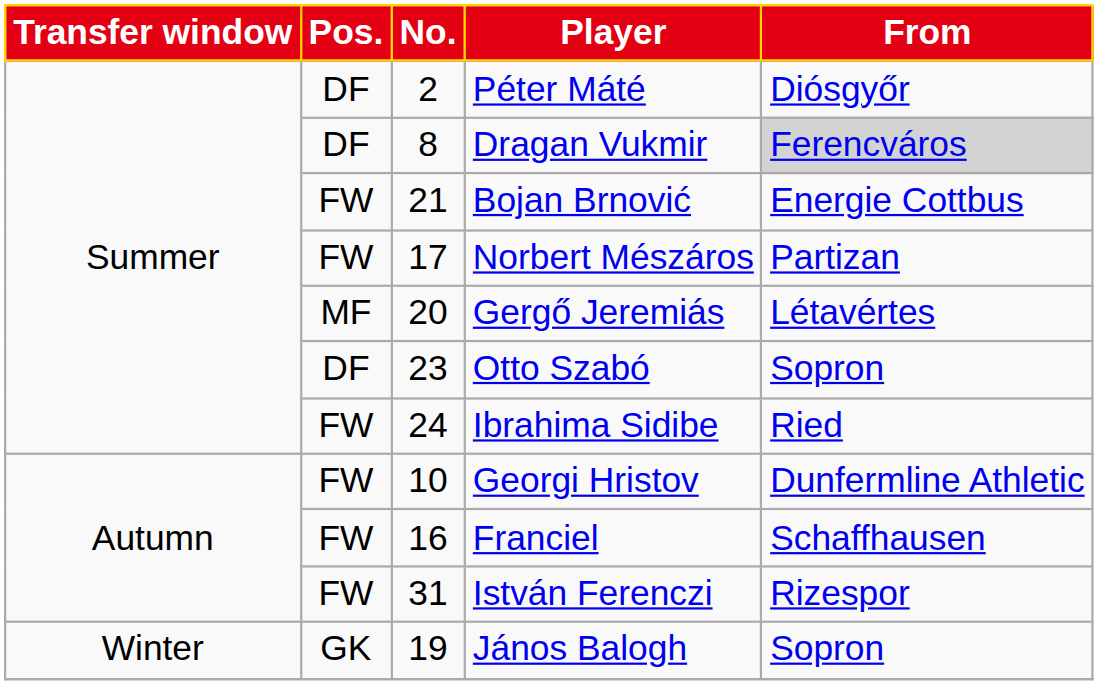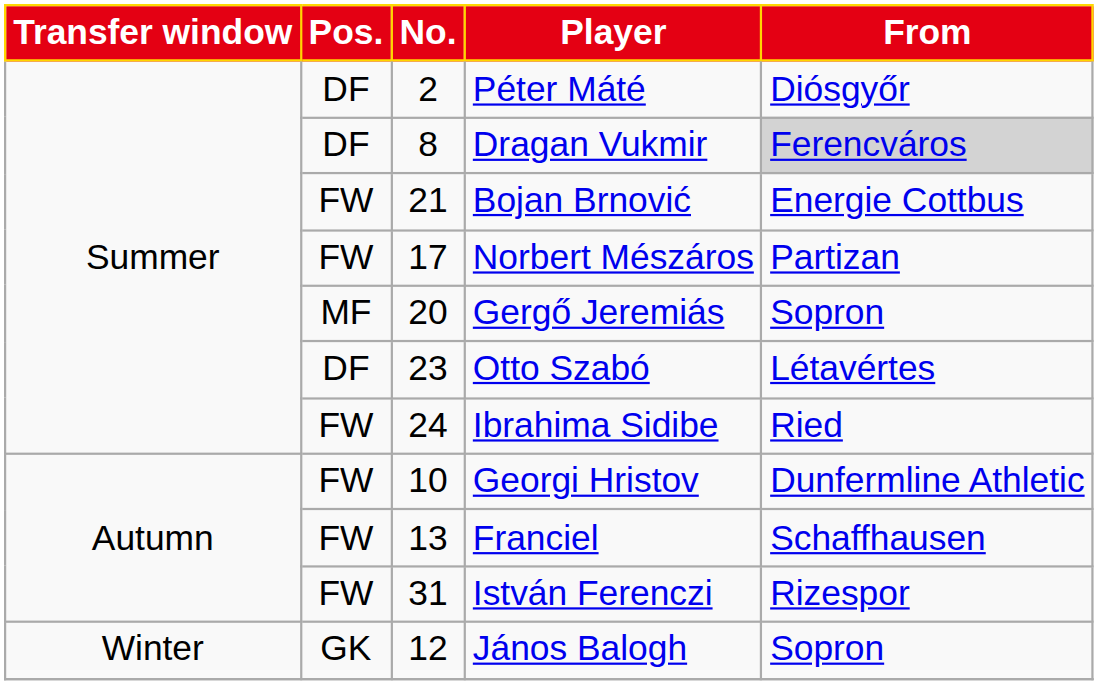(853, 312) Létavértes -> (827, 312) Sopron
(827, 369) Sopron -> (853, 369) Létavértes
(428, 537) 16 -> (428, 537) 13
(428, 649) 19 -> (428, 649) 12
